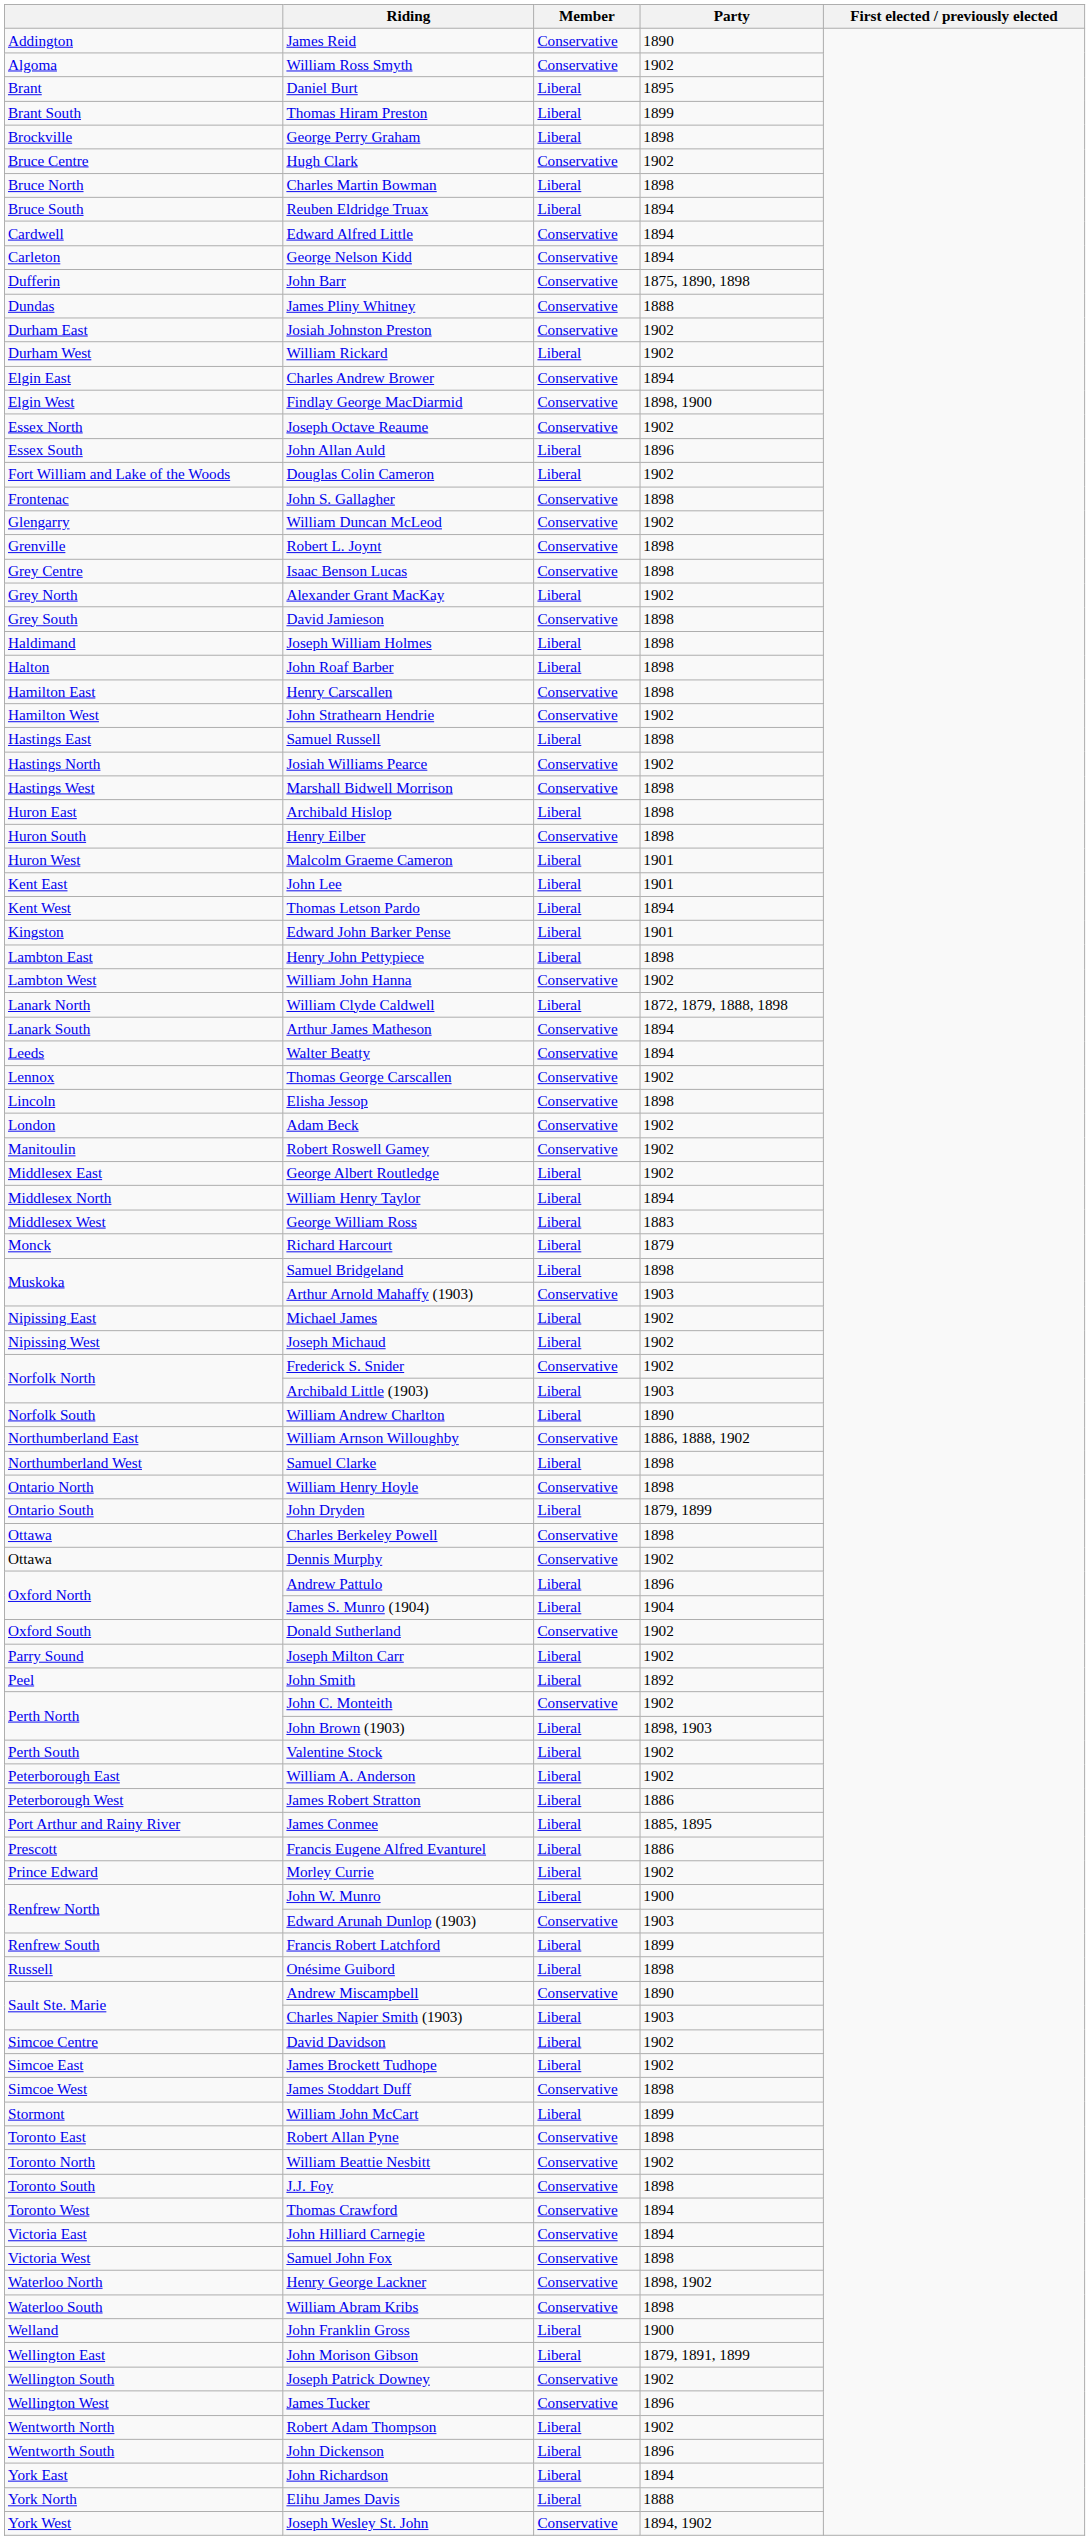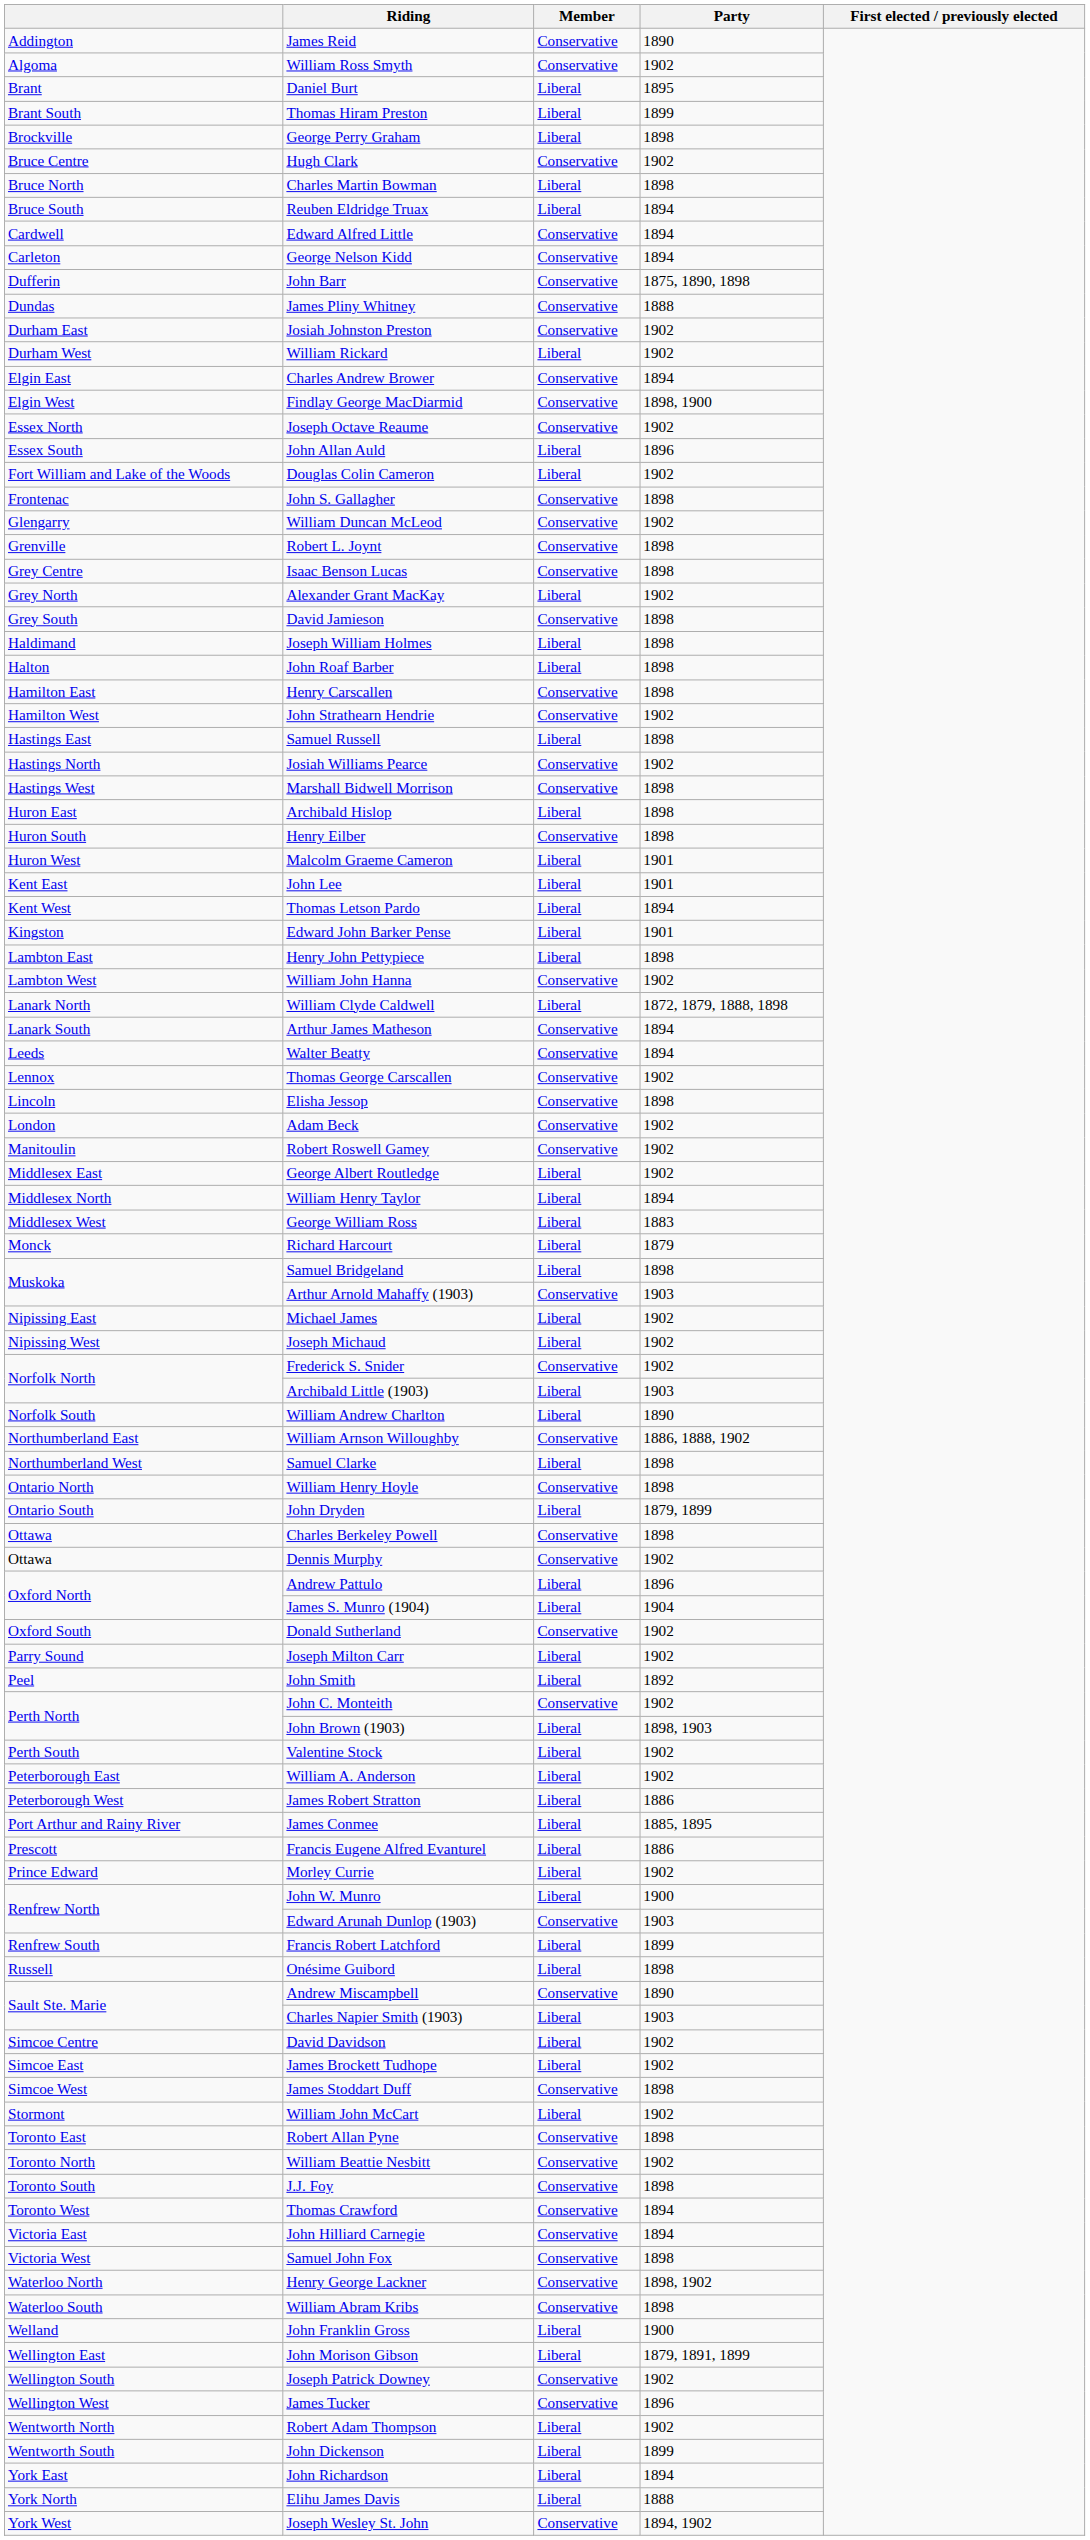(659, 2113) 1899 -> (659, 2113) 1902
(659, 2451) 1896 -> (659, 2451) 1899
